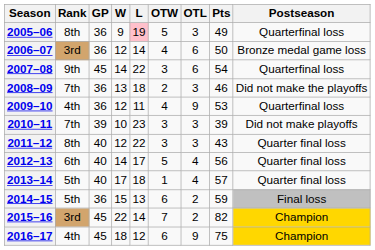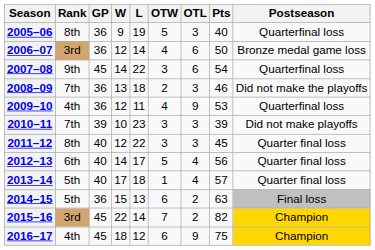(139, 32) pink background -> (139, 32) no background
(221, 32) 49 -> (221, 32) 40
(221, 143) 43 -> (221, 143) 45
(221, 198) 59 -> (221, 198) 63
